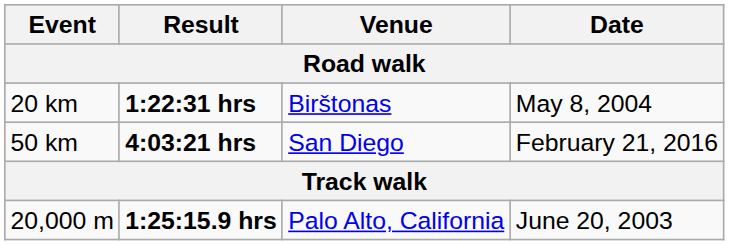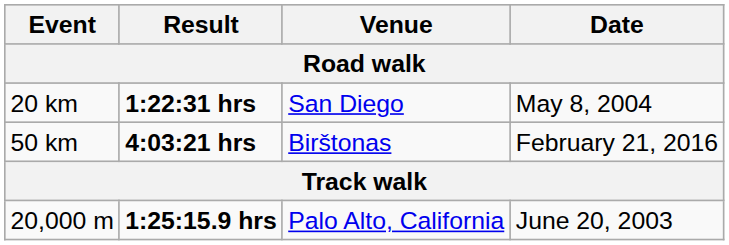(340, 103) Birštonas -> (346, 103) San Diego
(346, 142) San Diego -> (340, 142) Birštonas
